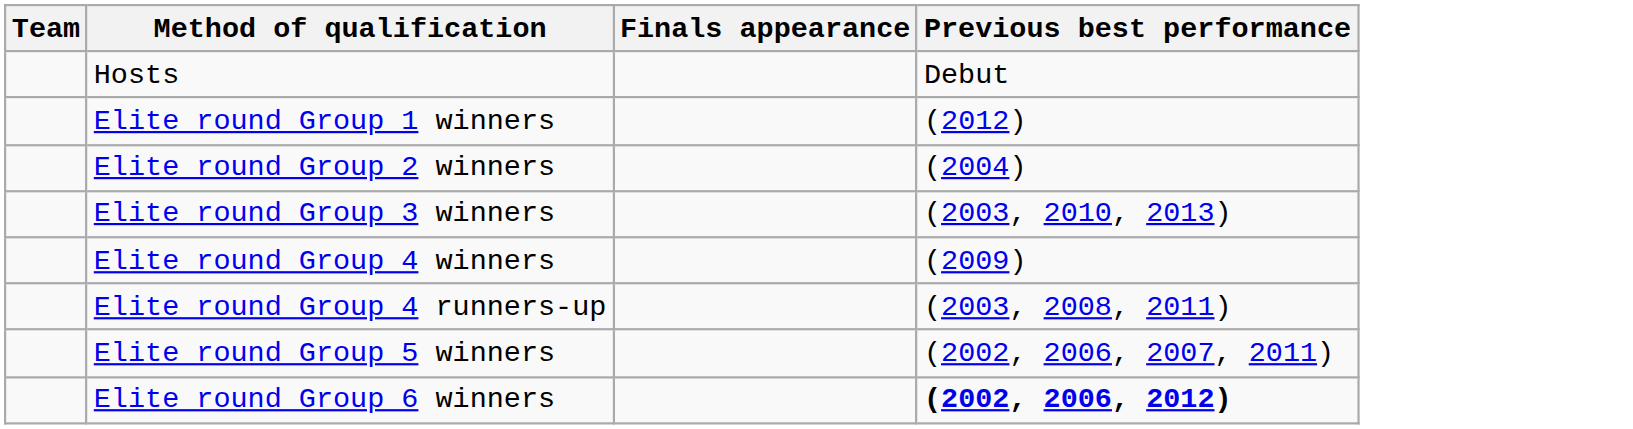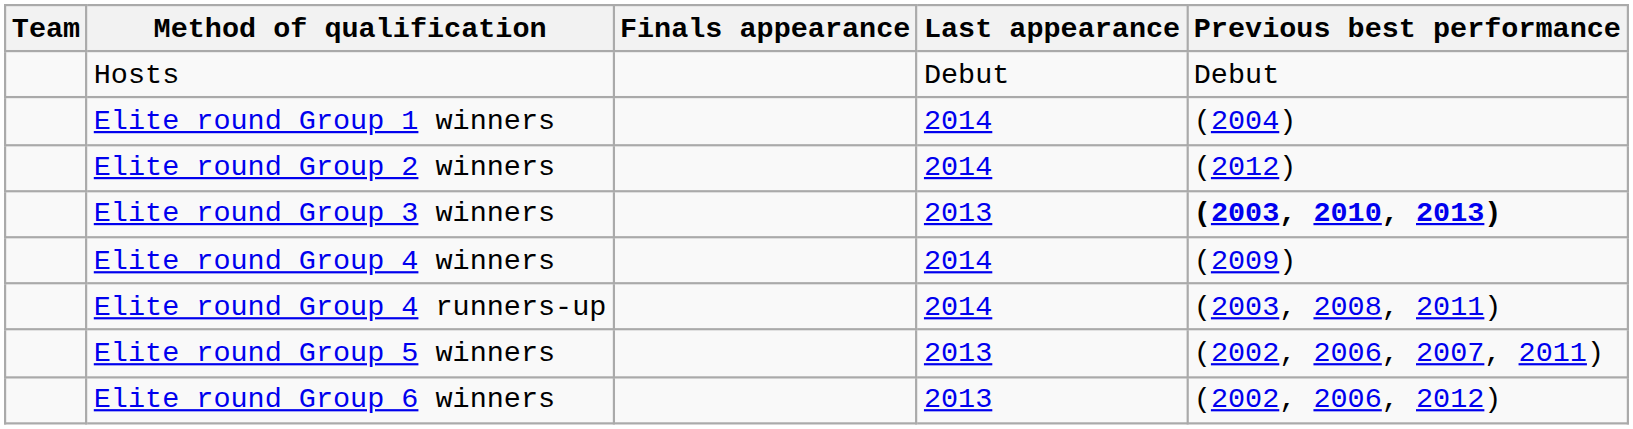+ column: (1052, 28)
(975, 121) (2012) -> (1245, 121) (2004)
(975, 167) (2004) -> (1245, 167) (2012)
(1078, 214) normal -> (1348, 214) bold
(1078, 400) bold -> (1348, 400) normal
